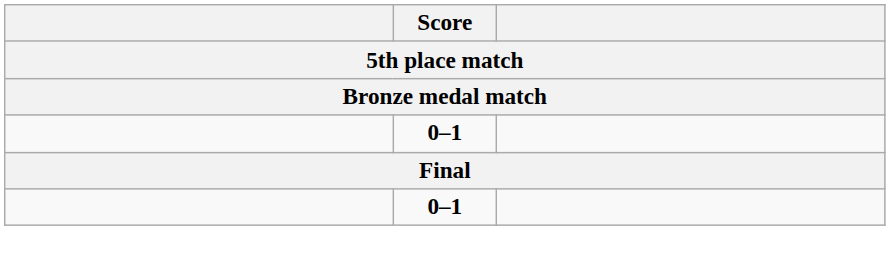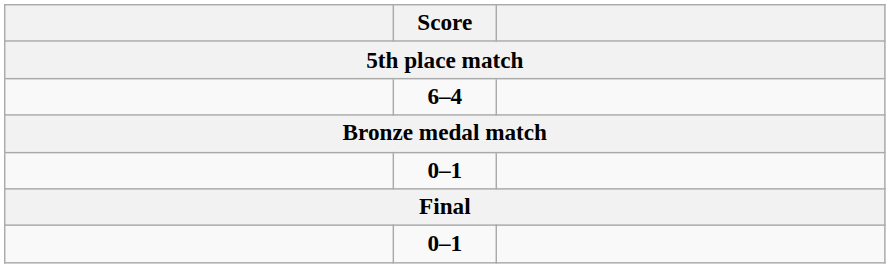+ row: (199, 97)
